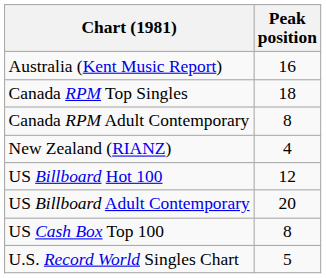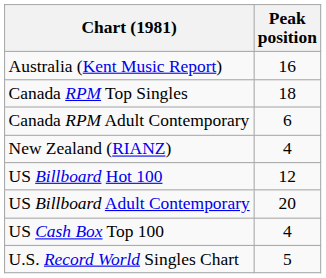(287, 120) 8 -> (287, 120) 6
(287, 231) 8 -> (287, 231) 4
